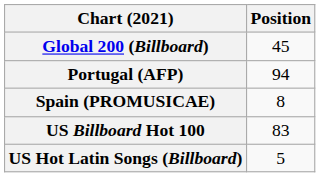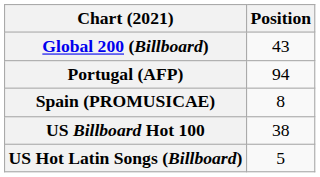(281, 46) 45 -> (281, 46) 43
(281, 130) 83 -> (281, 130) 38
